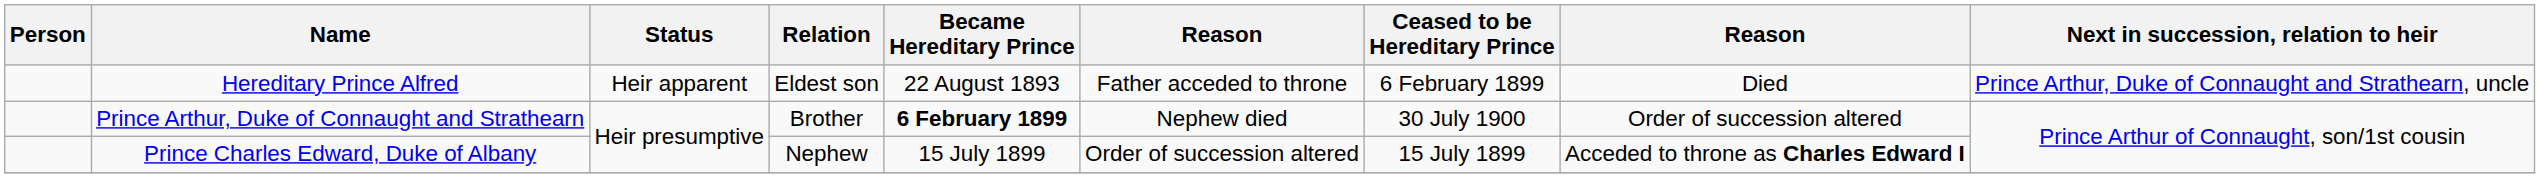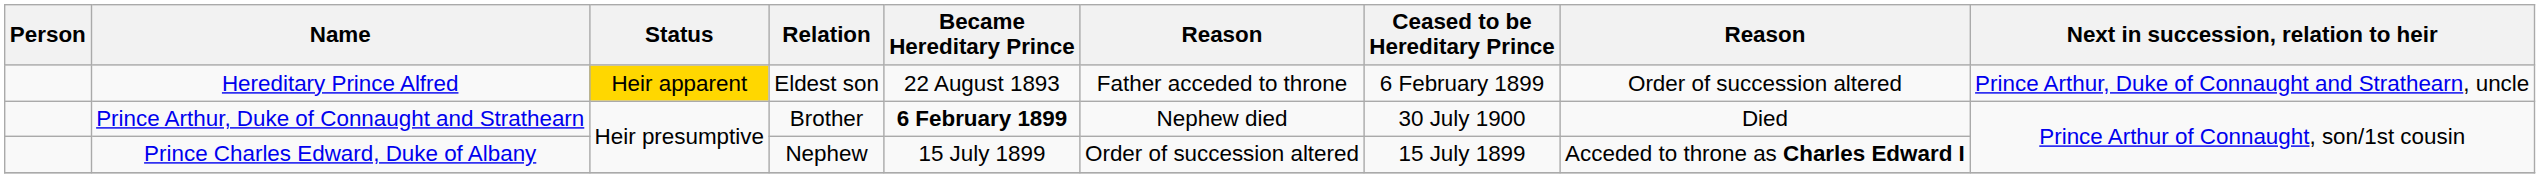(679, 82) no background -> (679, 82) gold background
(1765, 82) Died -> (1765, 82) Order of succession altered
(1765, 118) Order of succession altered -> (1765, 118) Died
